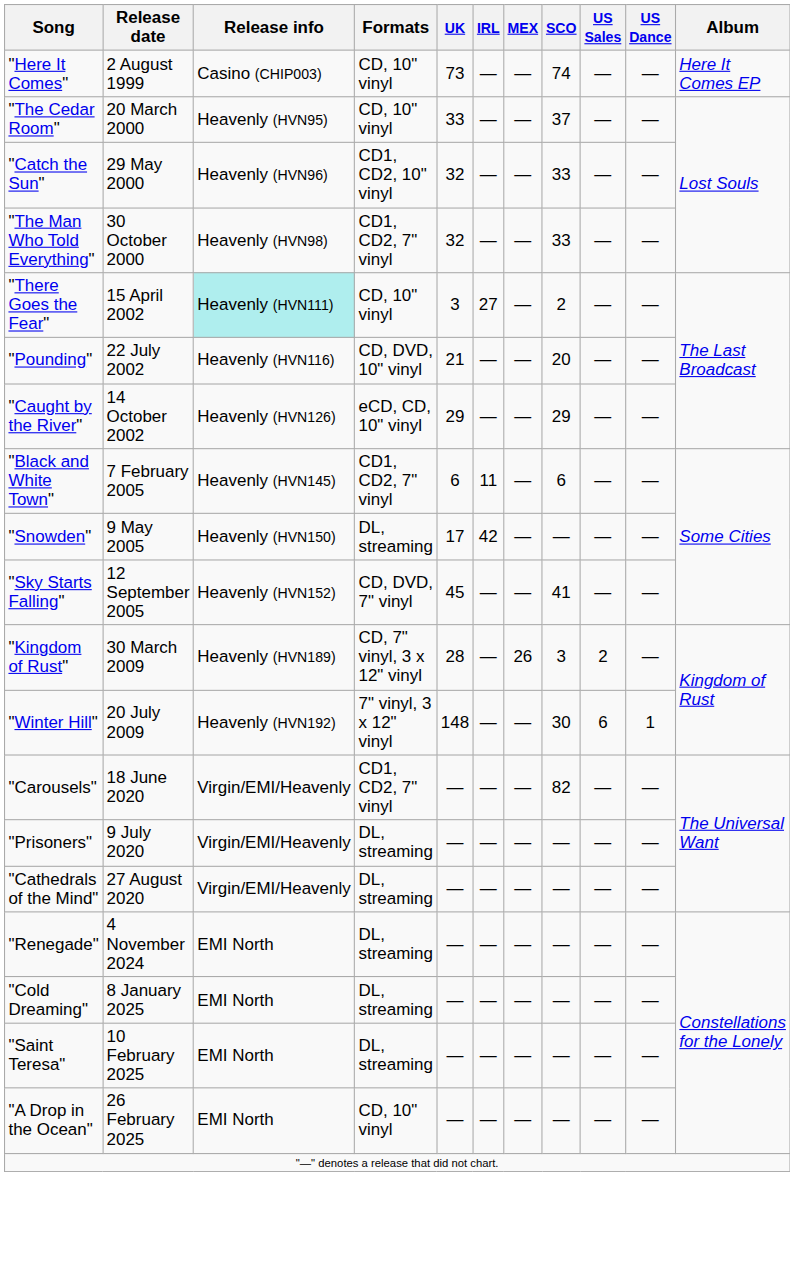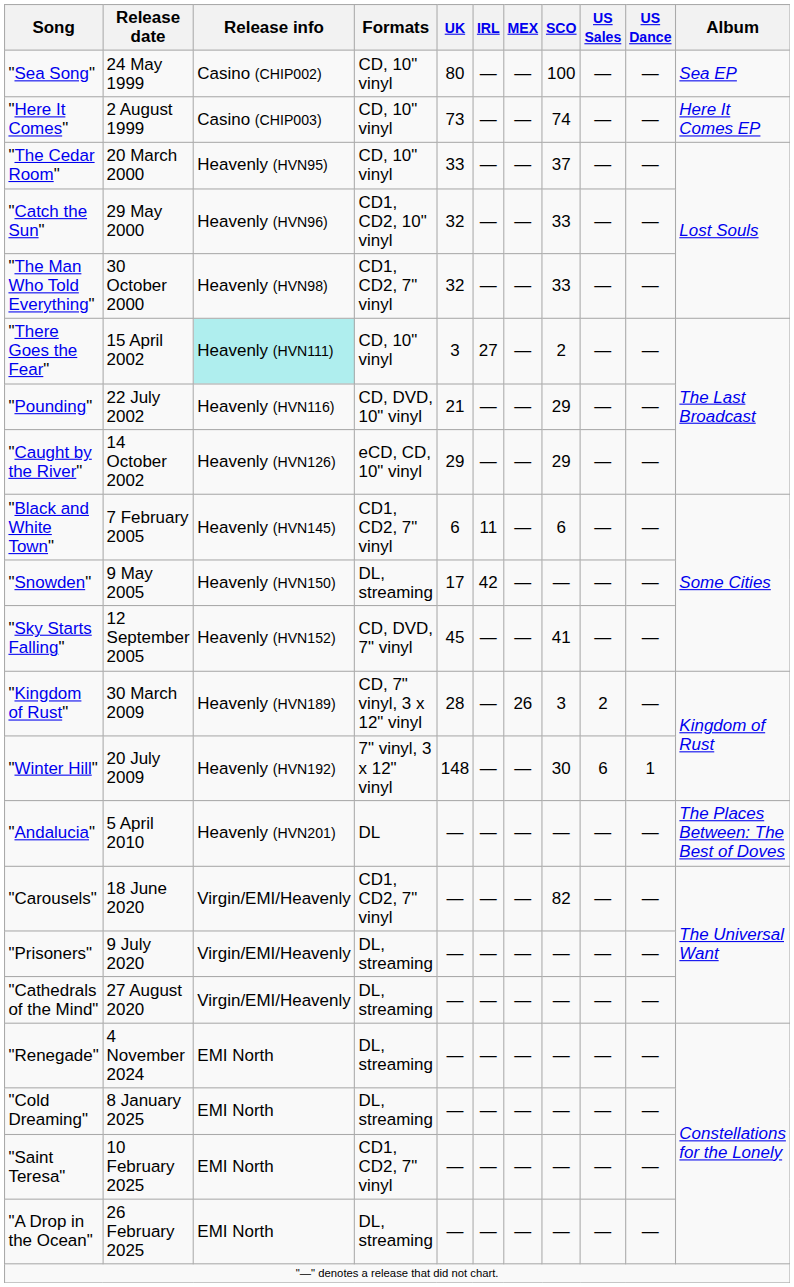+ row: (52, 73)
(561, 360) 20 -> (561, 406) 29
+ row: (52, 833)
(396, 1055) DL, streaming -> (388, 1166) CD1, CD2, 7" vinyl
(388, 1120) CD, 10" vinyl -> (396, 1231) DL, streaming
